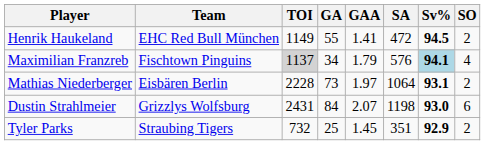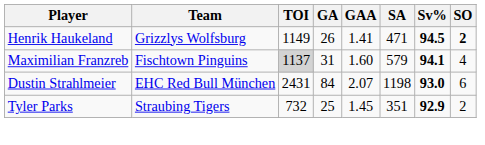(209, 38) EHC Red Bull München -> (190, 38) Grizzlys Wolfsburg
(331, 38) 55 -> (328, 38) 26
(401, 38) 472 -> (397, 38) 471
(467, 38) normal -> (463, 38) bold
(331, 60) 34 -> (328, 60) 31
(364, 60) 1.79 -> (361, 60) 1.60
(401, 60) 576 -> (397, 60) 579
(436, 60) lightblue background -> (432, 60) no background
- row: (70, 83)
(194, 106) Grizzlys Wolfsburg -> (205, 83) EHC Red Bull München
